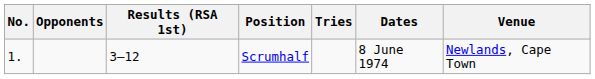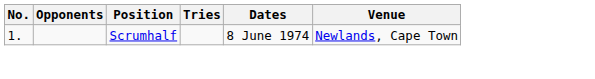- column: (173, 22)
